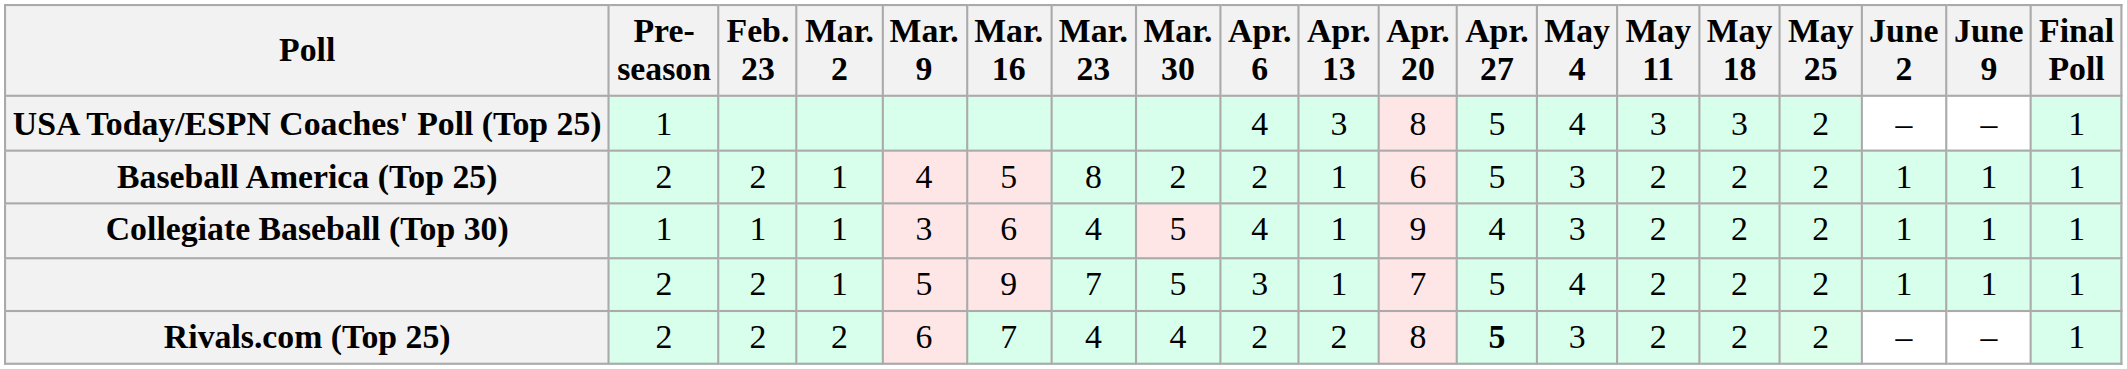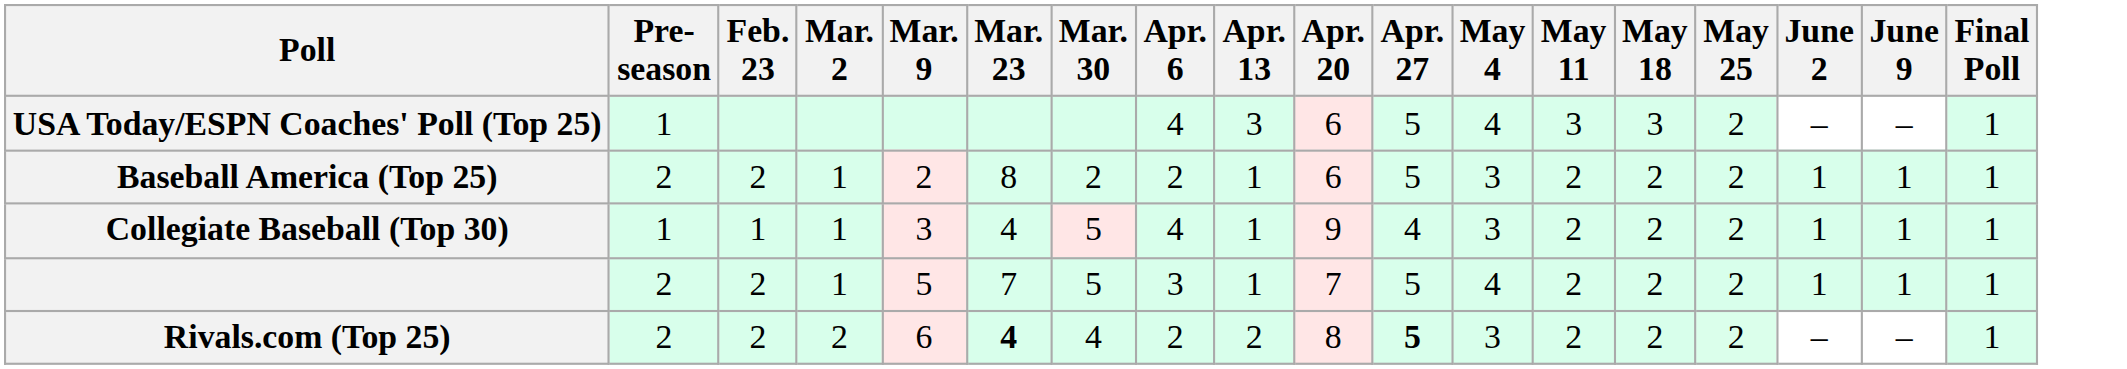- column: (1009, 50)
(1418, 122) 8 -> (1333, 122) 6
(924, 176) 4 -> (924, 176) 2
(1093, 336) normal -> (1009, 336) bold
